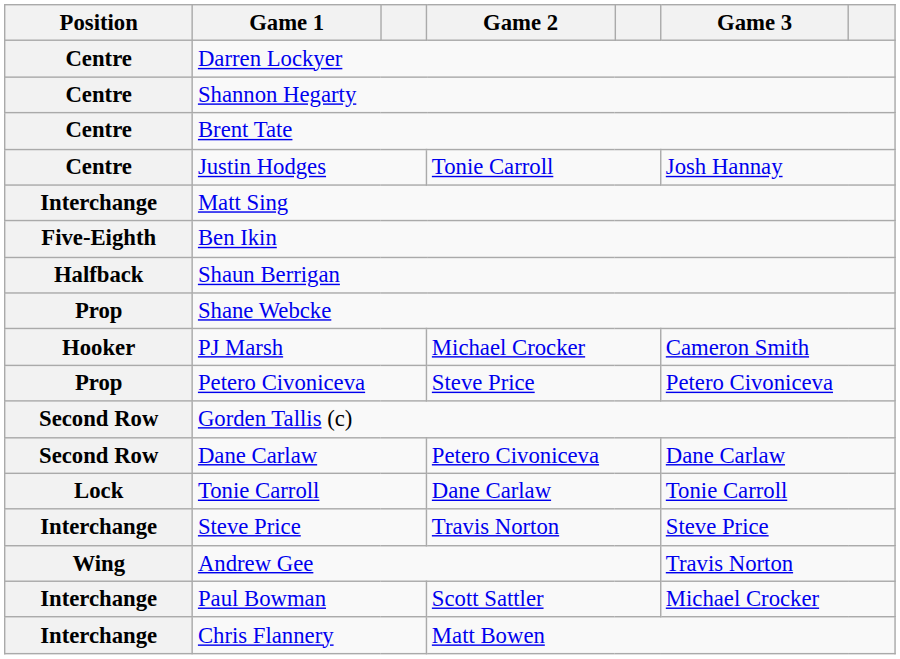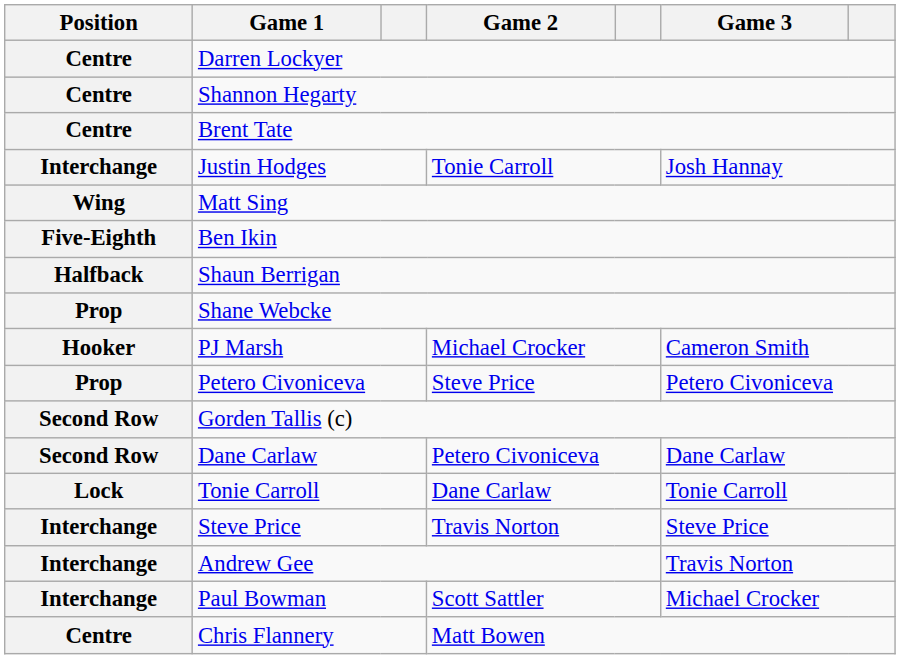(99, 166) Centre -> (99, 166) Interchange
(99, 202) Interchange -> (99, 202) Wing
(99, 563) Wing -> (99, 563) Interchange
(99, 635) Interchange -> (99, 635) Centre
